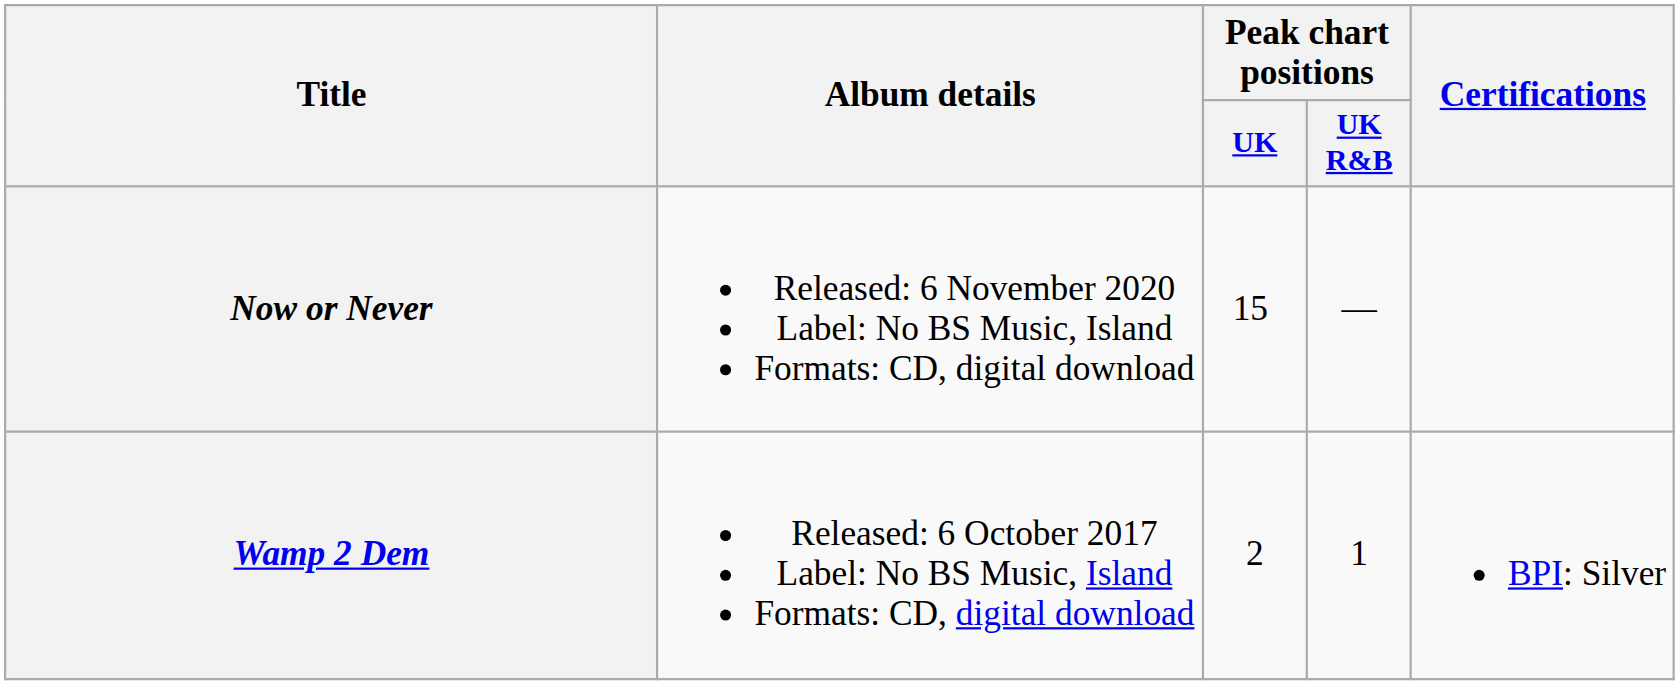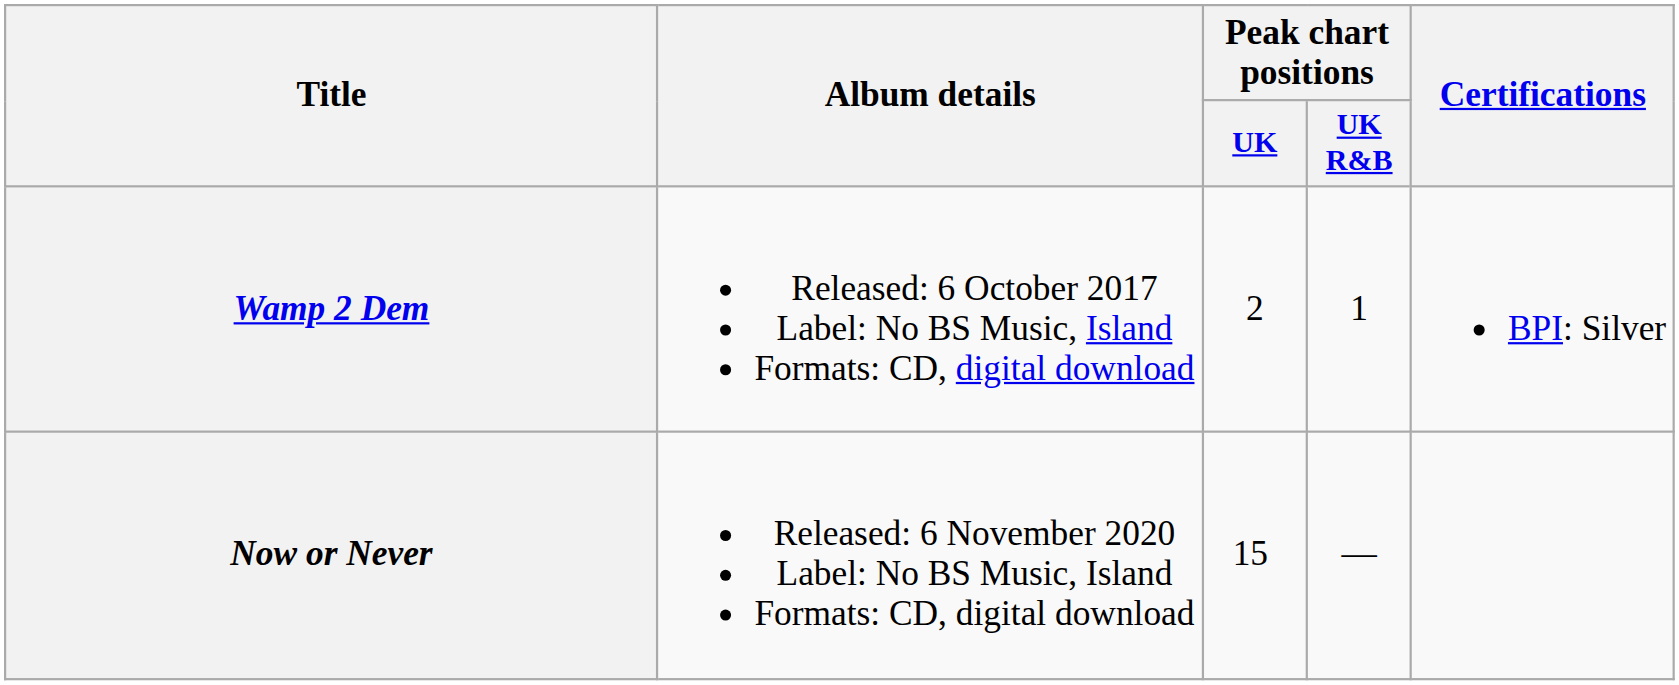rows swapped: (331, 554) <-> (331, 308)
